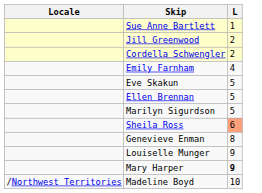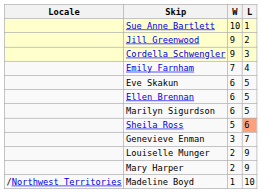+ column: (235, 11)
(232, 54) 2 -> (247, 54) 3
(232, 139) 8 -> (247, 139) 7
(232, 168) bold -> (247, 168) normal
